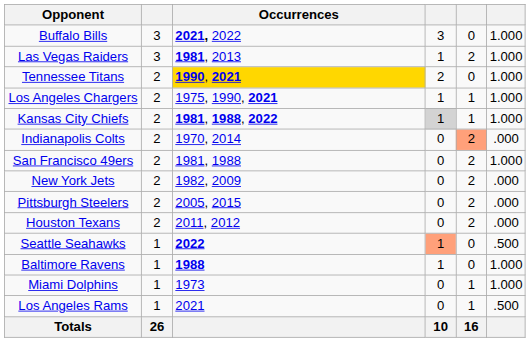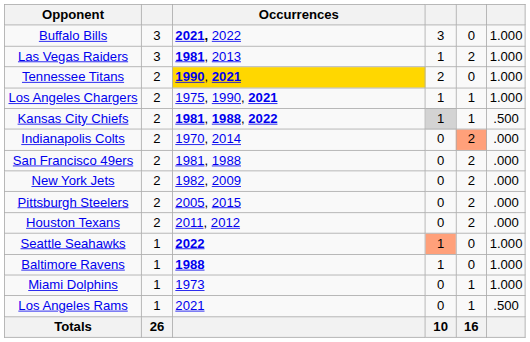(506, 118) 1.000 -> (506, 118) .500
(506, 160) 1.000 -> (506, 160) .000
(506, 243) .500 -> (506, 243) 1.000
